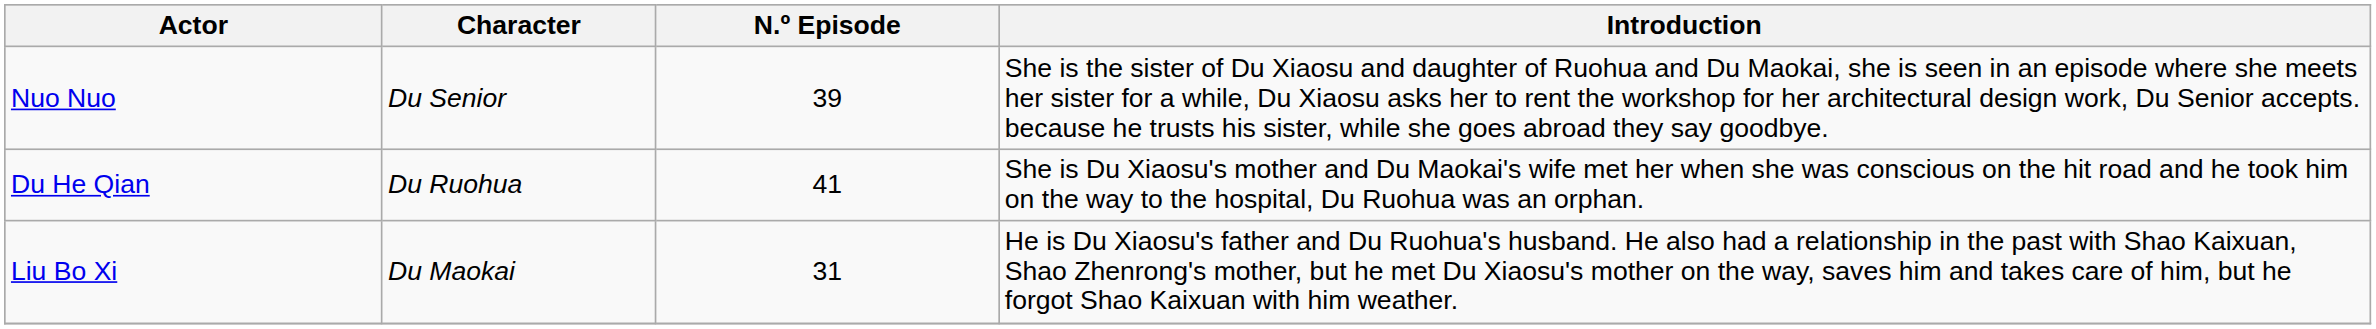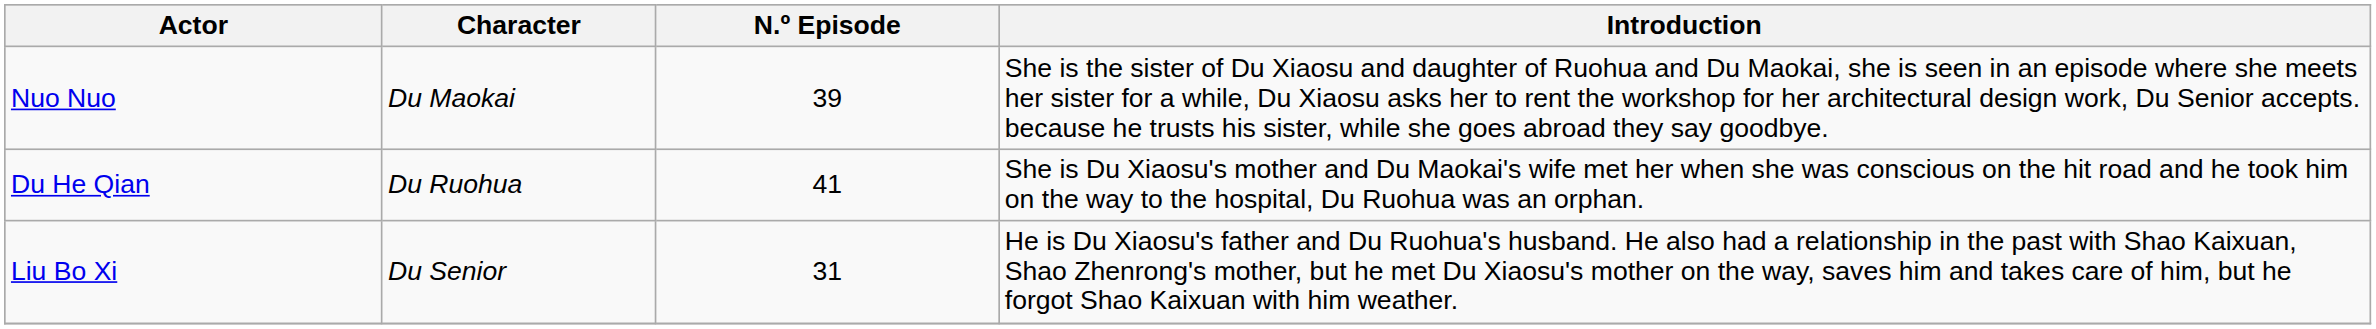(447, 97) Du Senior -> (451, 97) Du Maokai
(451, 271) Du Maokai -> (447, 271) Du Senior
